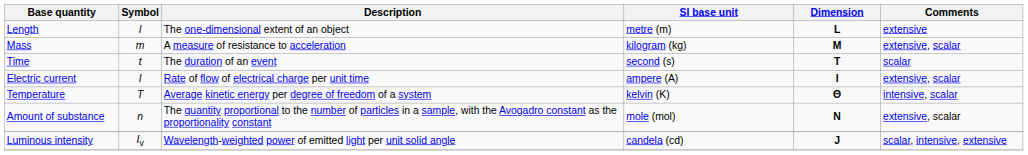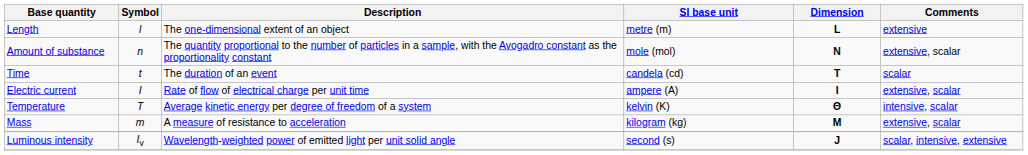rows swapped: (19, 45) <-> (56, 117)
(651, 62) second (s) -> (655, 73) candela (cd)
(655, 140) candela (cd) -> (651, 140) second (s)
